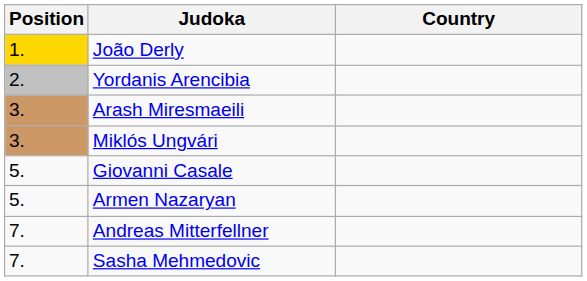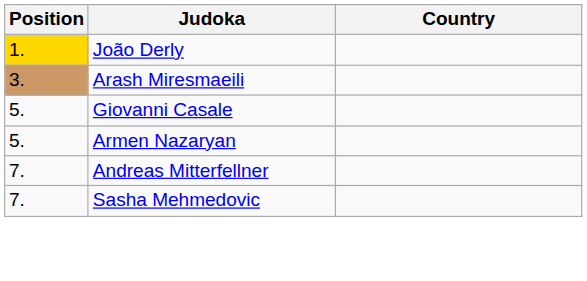- row: (171, 79)
- row: (155, 140)
